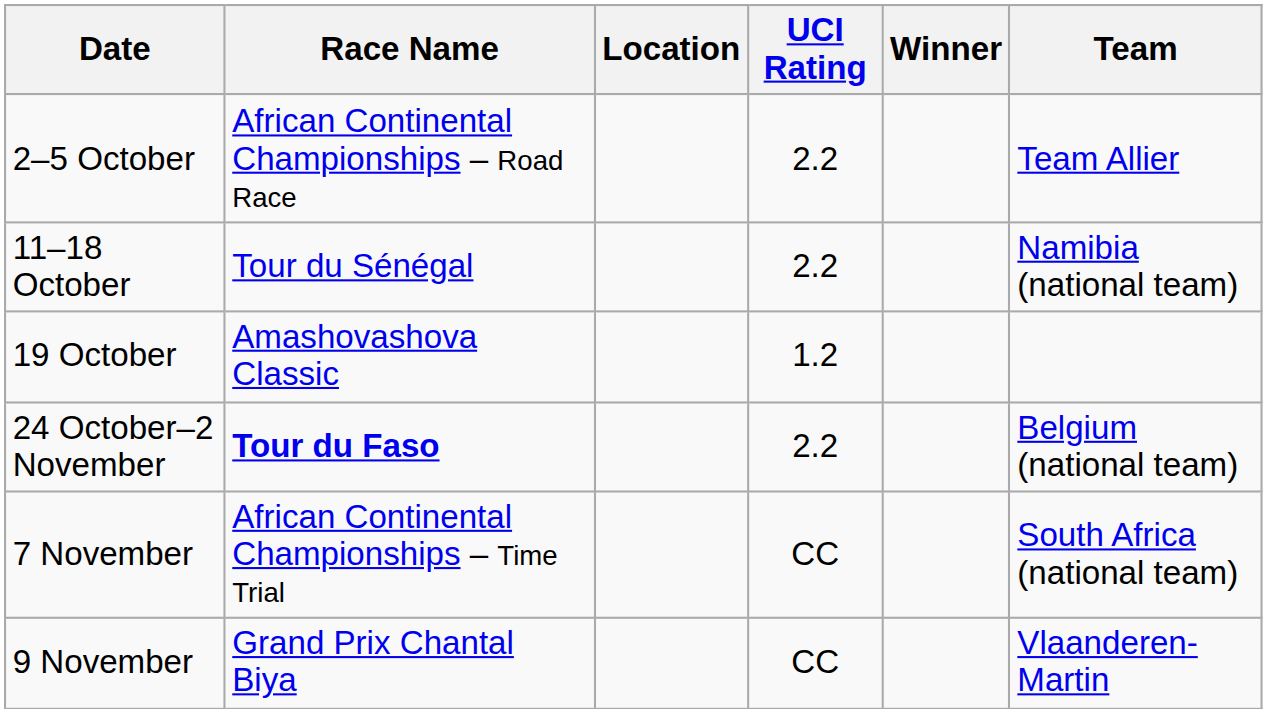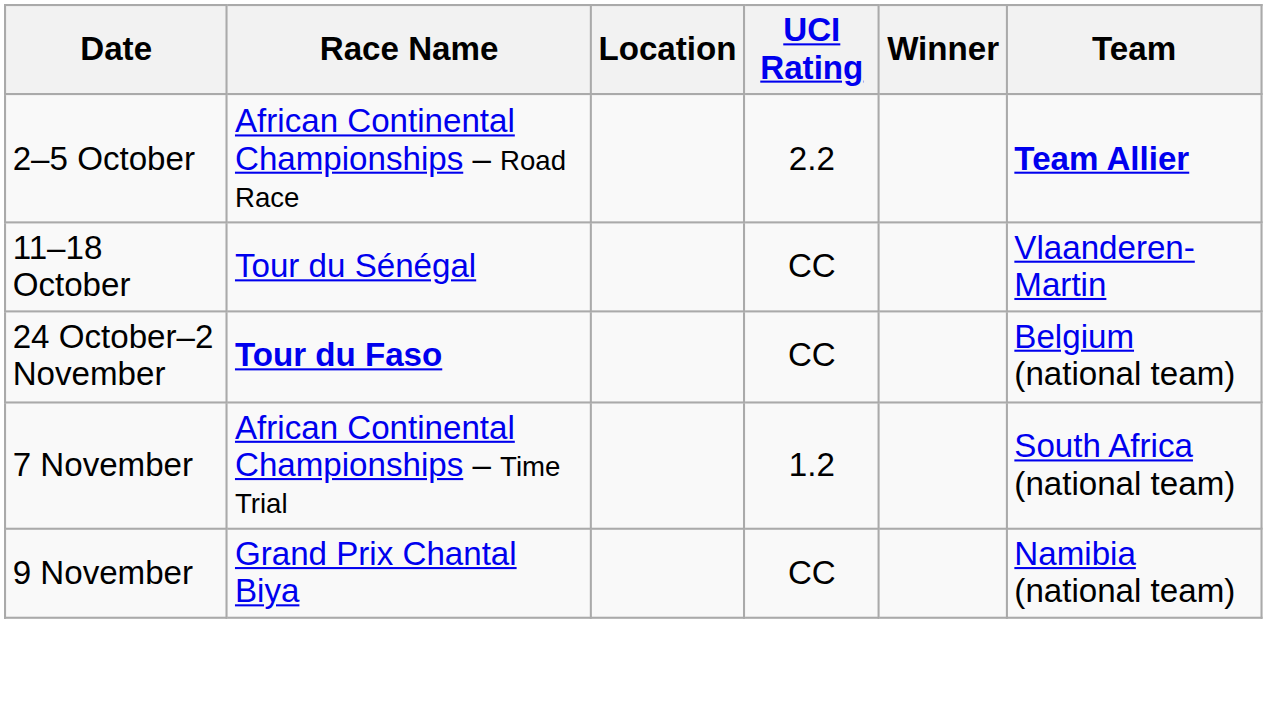(1098, 157) normal -> (1102, 157) bold
(815, 266) 2.2 -> (812, 266) CC
(1128, 266) Namibia (national team) -> (1105, 266) Vlaanderen-Martin
- row: (95, 356)
(815, 445) 2.2 -> (812, 356) CC
(815, 554) CC -> (812, 464) 1.2
(1108, 662) Vlaanderen-Martin -> (1125, 572) Namibia (national team)
